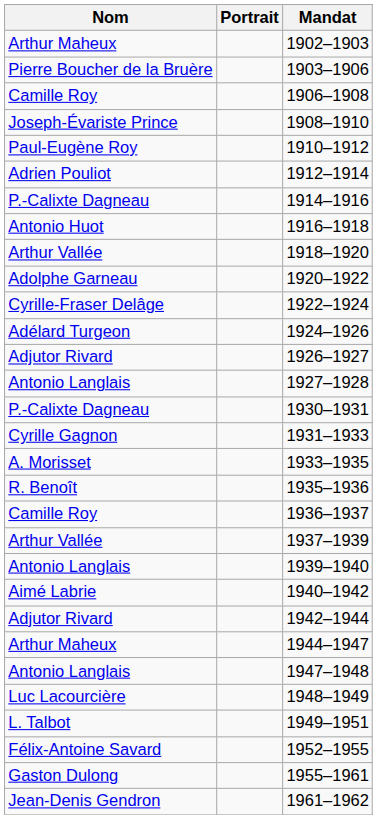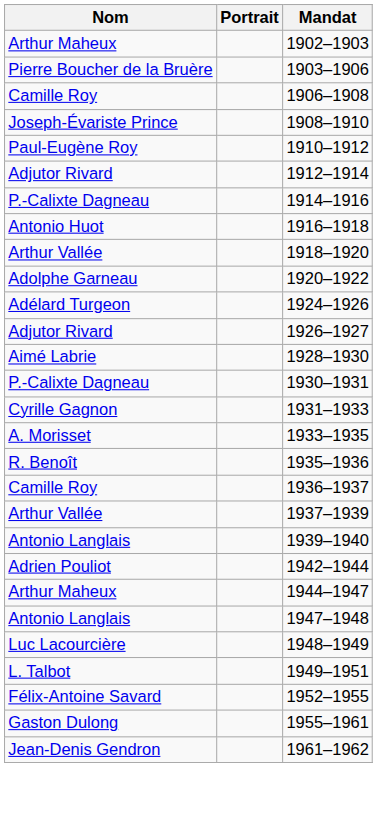(60, 174) Adrien Pouliot -> (61, 174) Adjutor Rivard
- row: (328, 305)
- row: (328, 383)
+ row: (328, 357)
- row: (328, 592)
(61, 618) Adjutor Rivard -> (60, 566) Adrien Pouliot
